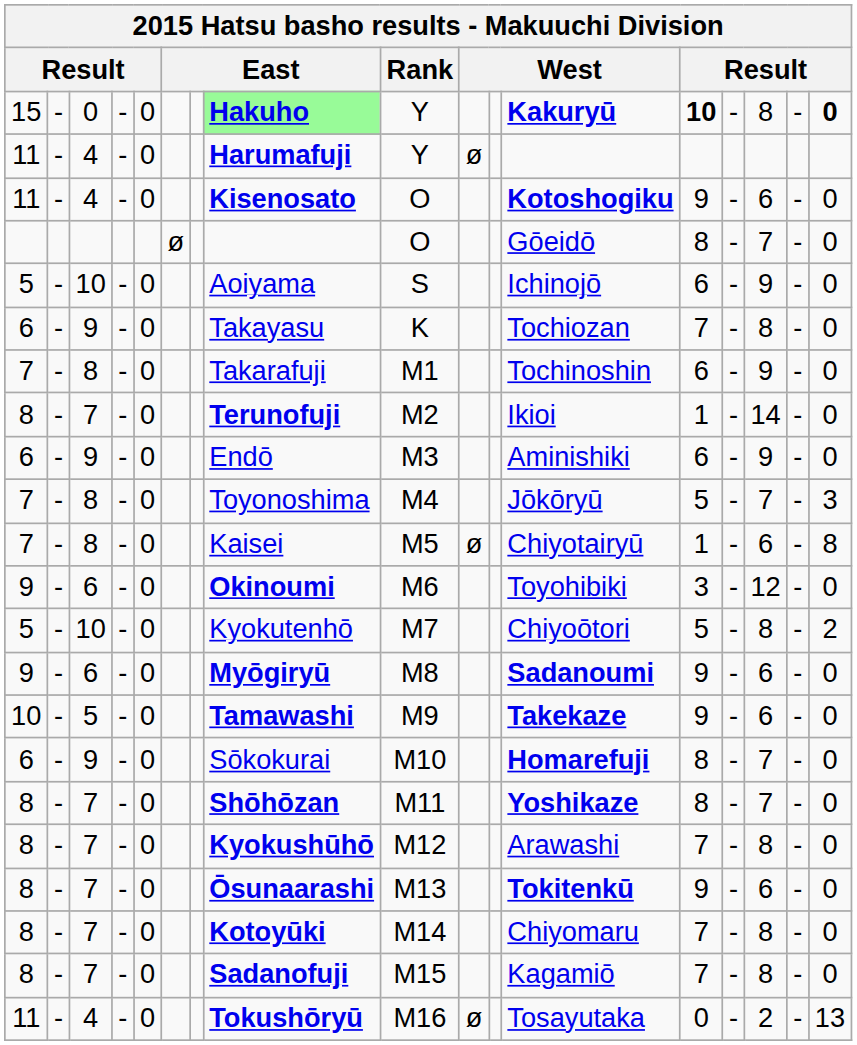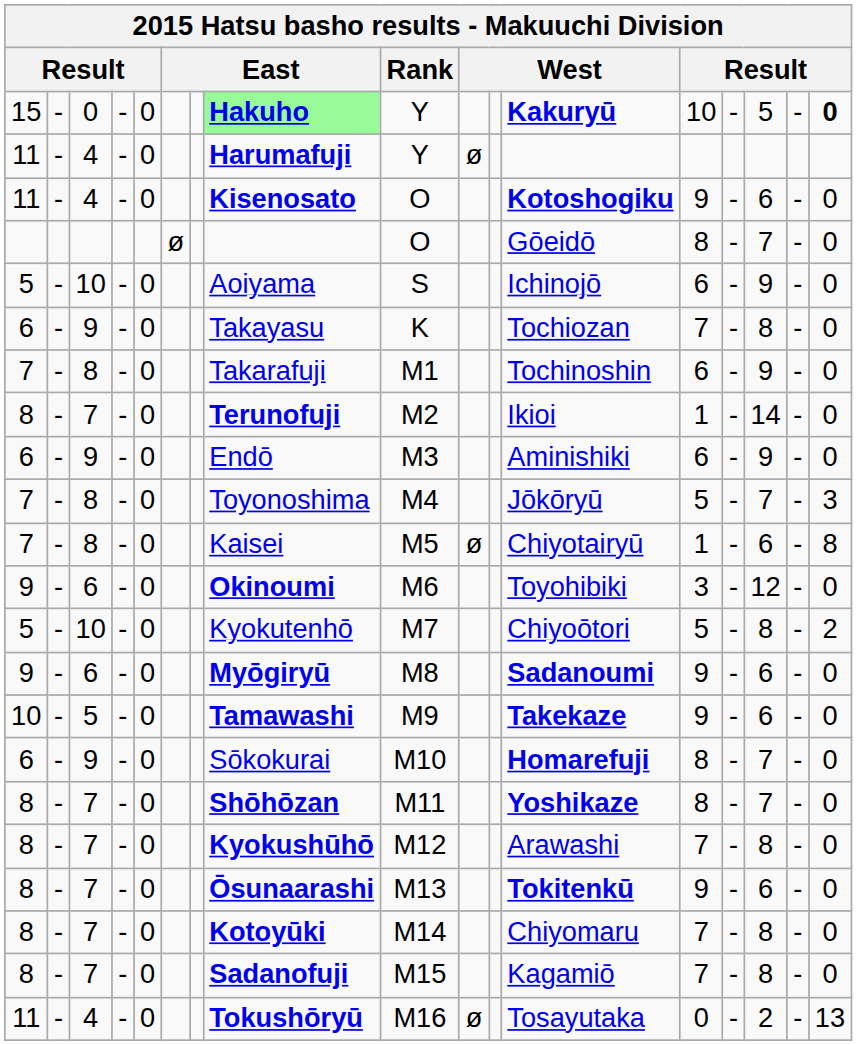(701, 112) bold -> (701, 112) normal
(766, 112) 8 -> (766, 112) 5
